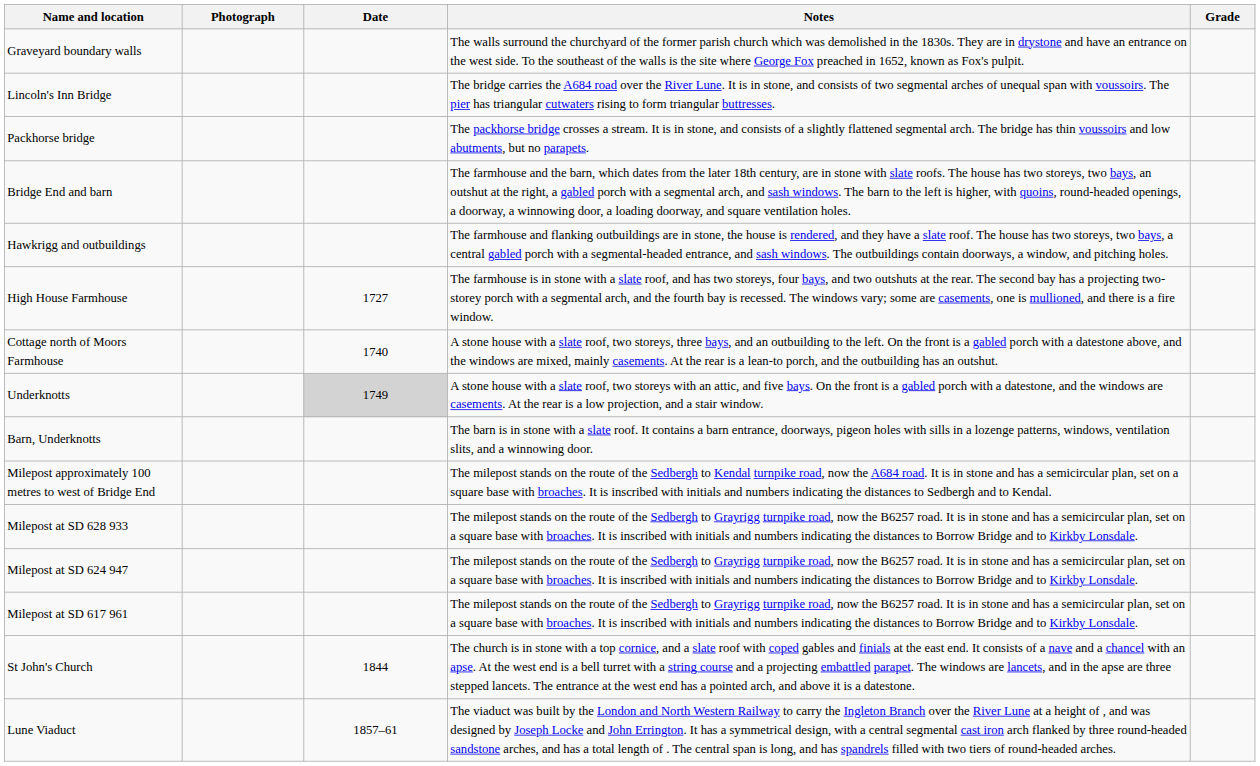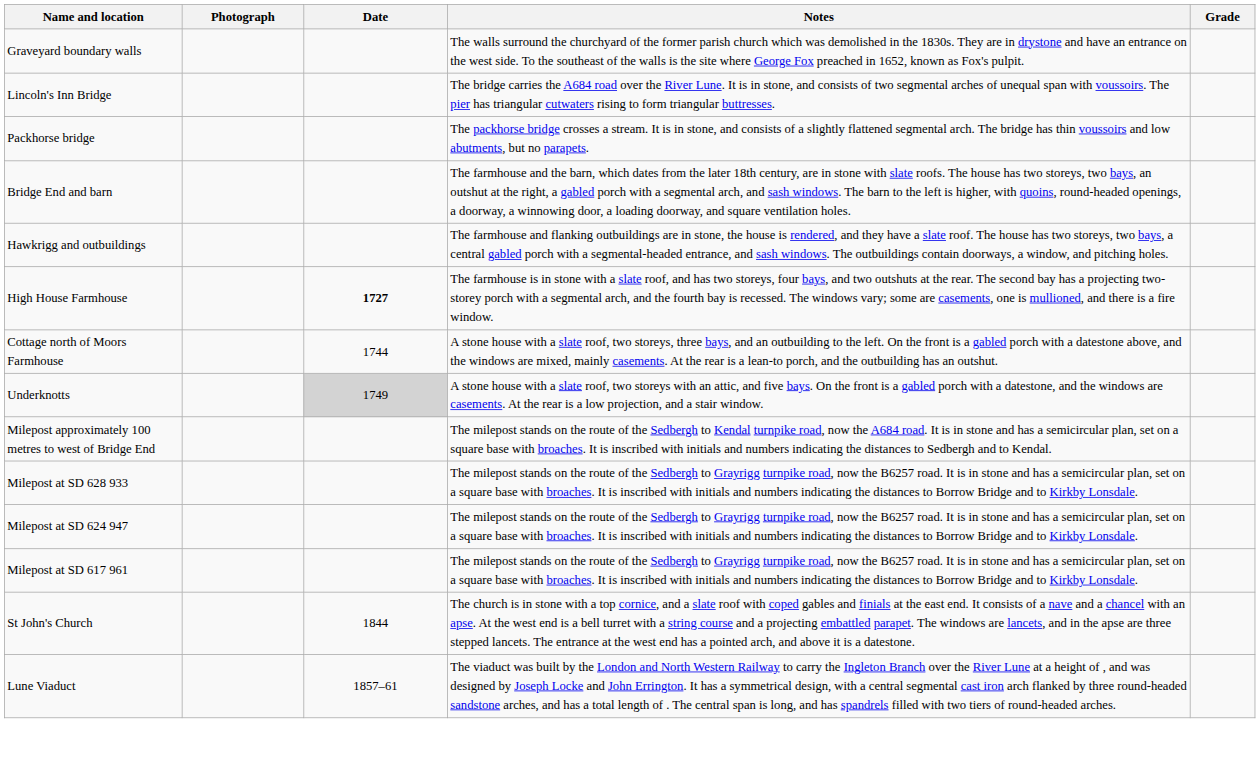(375, 298) normal -> (375, 298) bold
(375, 351) 1740 -> (375, 351) 1744
- row: (54, 439)
